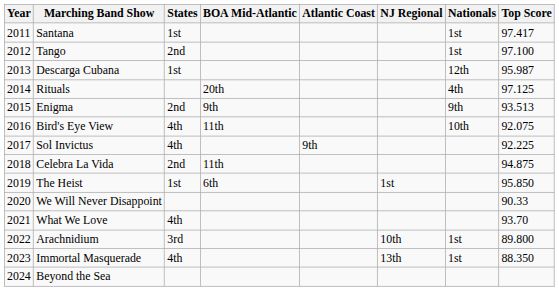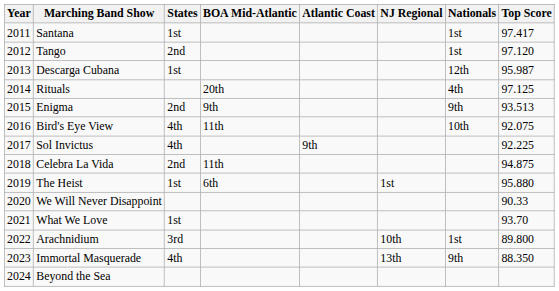(518, 51) 97.100 -> (518, 51) 97.120
(518, 182) 95.850 -> (518, 182) 95.880
(175, 220) 4th -> (174, 220) 1st
(455, 257) 1st -> (456, 257) 9th
